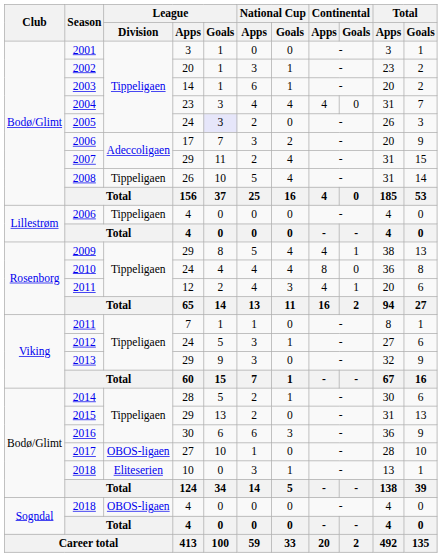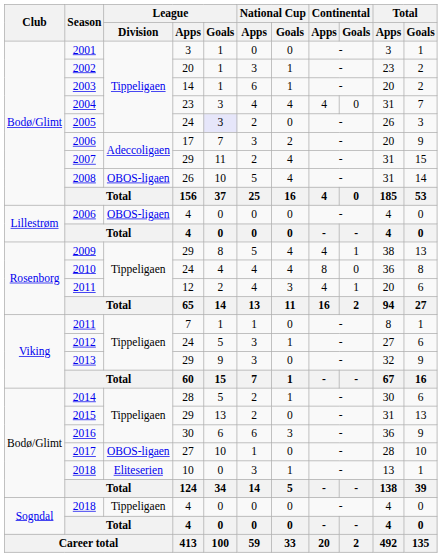(138, 178) Tippeligaen -> (138, 178) OBOS-ligaen
(138, 214) Tippeligaen -> (138, 214) OBOS-ligaen
(138, 506) OBOS-ligaen -> (138, 506) Tippeligaen
